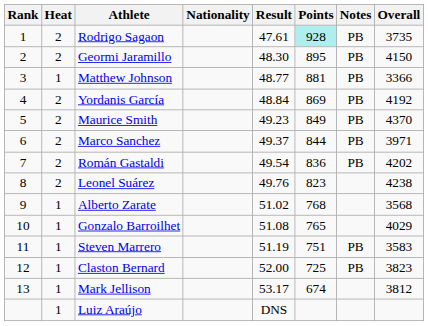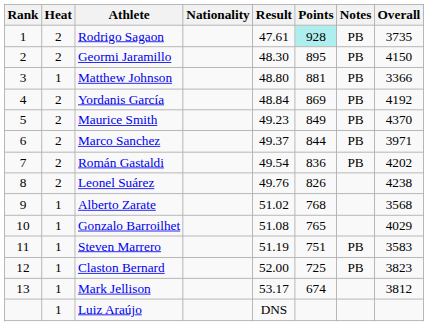(274, 78) 48.77 -> (274, 78) 48.80
(316, 183) 823 -> (316, 183) 826
